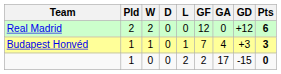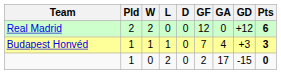columns swapped: (168, 12) <-> (185, 12)
